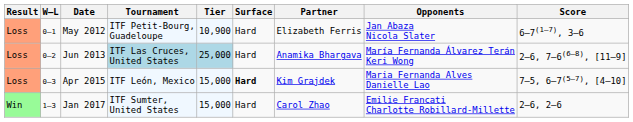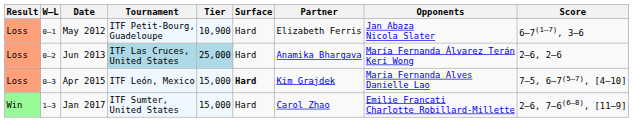(573, 56) 2–6, 7–6(6–8), [11–9] -> (540, 56) 2–6, 2–6
(540, 105) 2–6, 2–6 -> (573, 105) 2–6, 7–6(6–8), [11–9]
